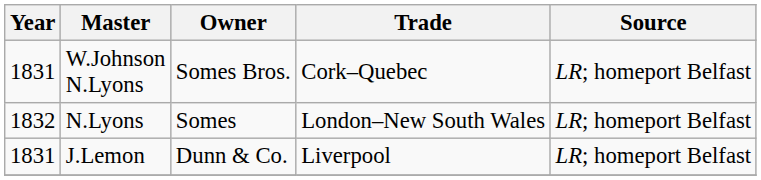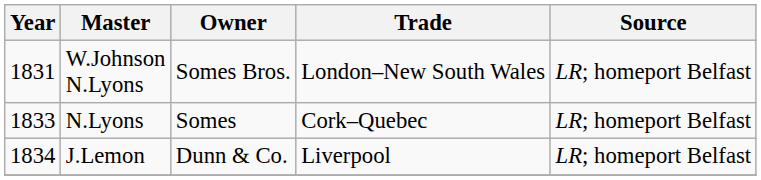(364, 71) Cork–Quebec -> (423, 71) London–New South Wales
(33, 120) 1832 -> (33, 120) 1833
(423, 120) London–New South Wales -> (364, 120) Cork–Quebec
(33, 156) 1831 -> (33, 156) 1834
